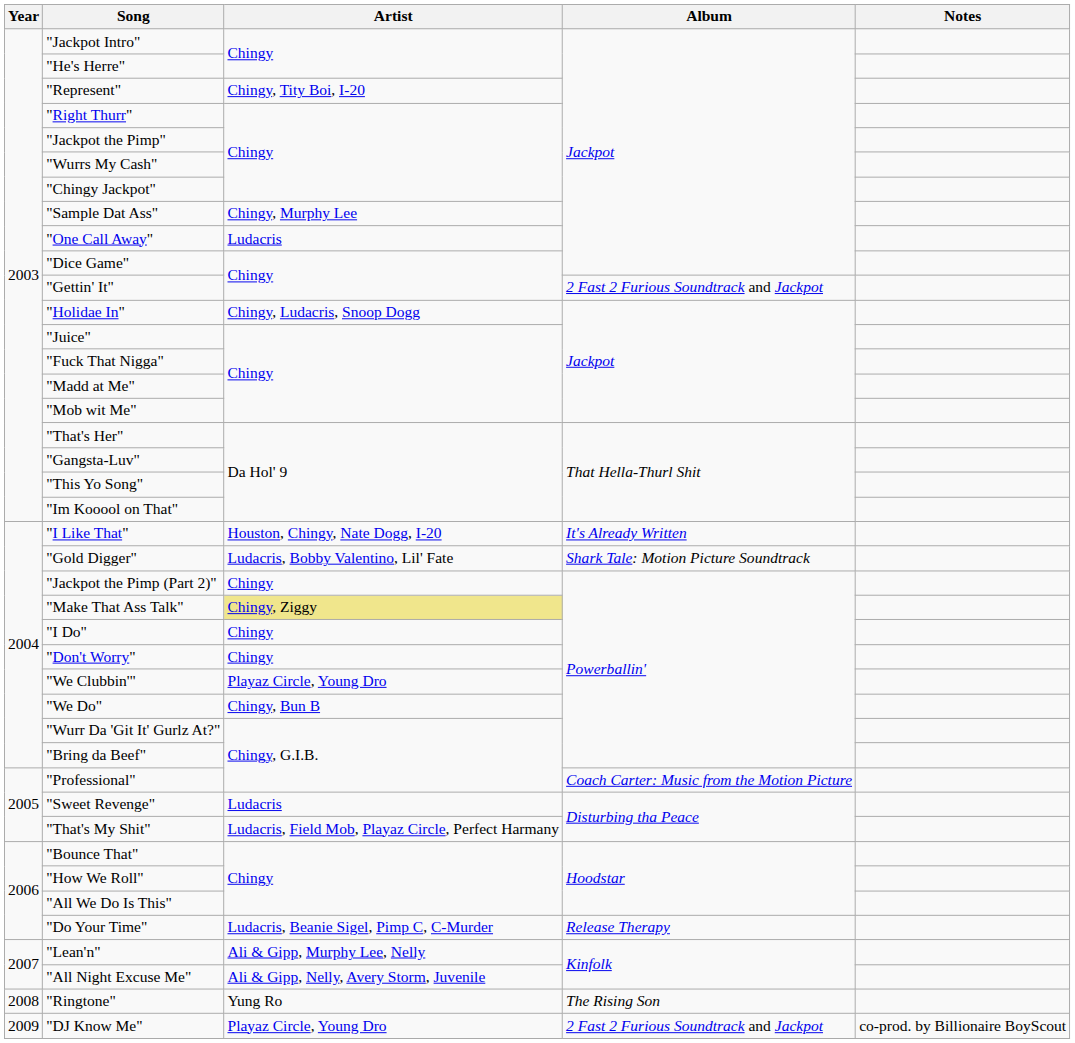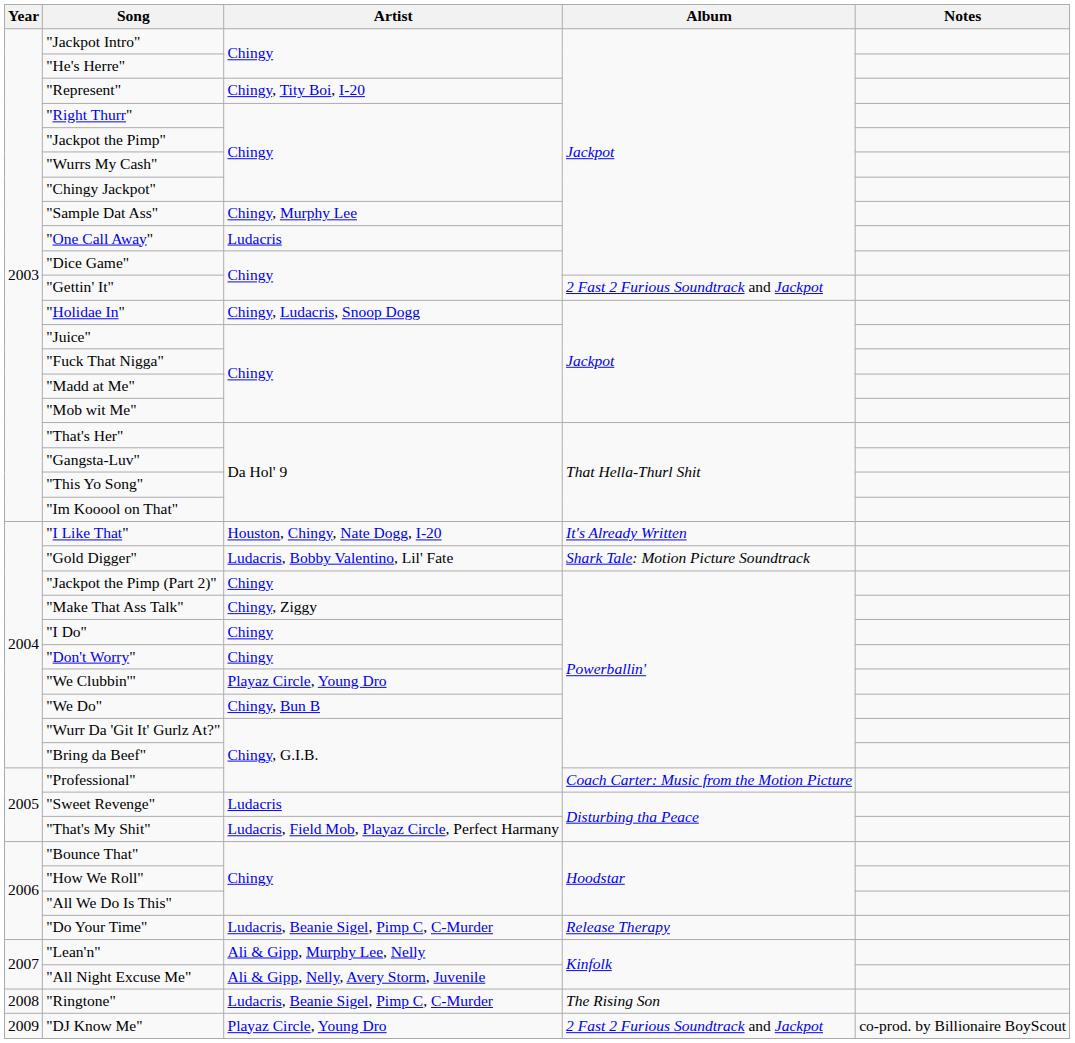(272, 607) khaki background -> (272, 607) no background
(255, 1001) Yung Ro -> (360, 1001) Ludacris, Beanie Sigel, Pimp C, C-Murder
